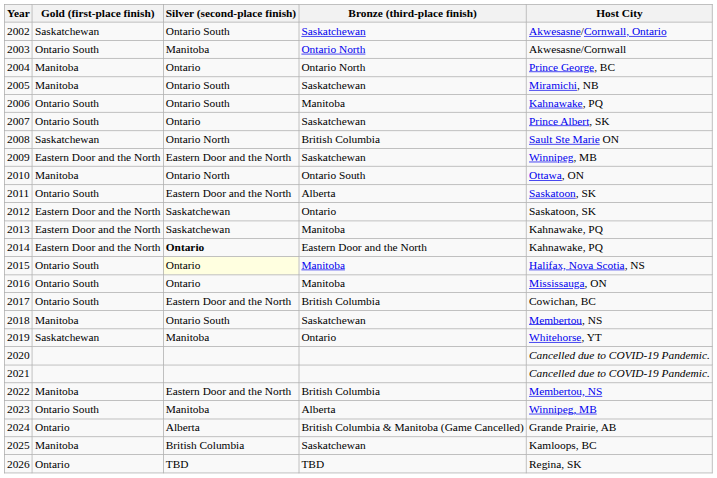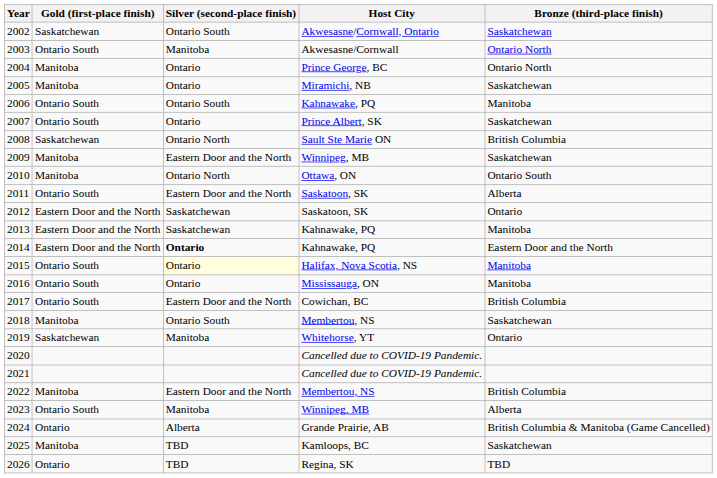columns swapped: (413, 13) <-> (619, 13)
(198, 85) Ontario South -> (183, 85) Ontario
(98, 157) Eastern Door and the North -> (57, 157) Manitoba
(205, 445) British Columbia -> (177, 445) TBD
